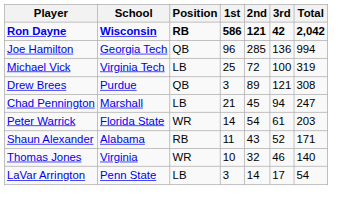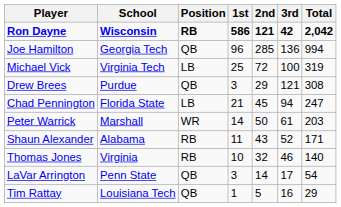(253, 85) 89 -> (261, 85) 29
(121, 103) Marshall -> (132, 103) Florida State
(132, 121) Florida State -> (121, 121) Marshall
(253, 121) 54 -> (261, 121) 50
(182, 157) WR -> (189, 157) RB
(180, 175) LB -> (189, 175) QB
+ row: (34, 193)
